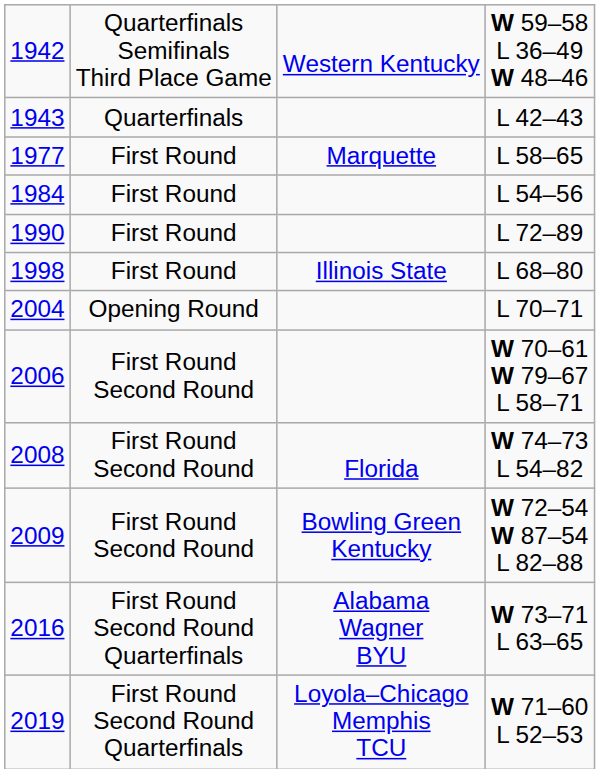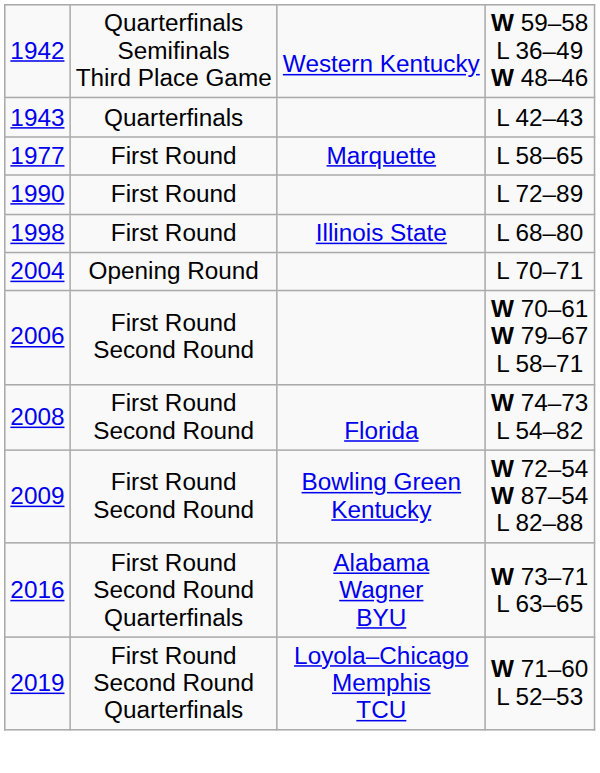- row: (37, 194)
